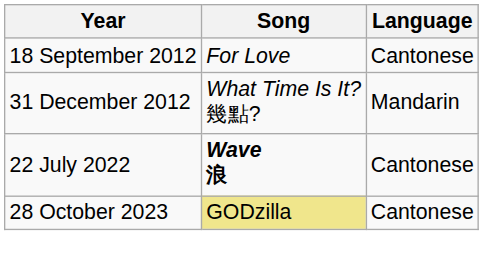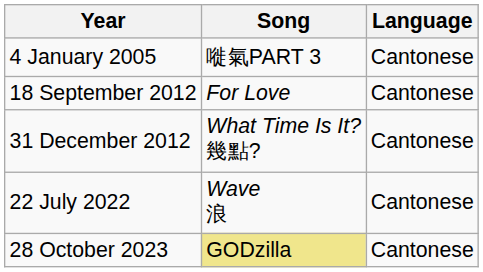+ row: (83, 57)
(415, 102) Mandarin -> (422, 140) Cantonese
(234, 163) bold -> (233, 200) normal
